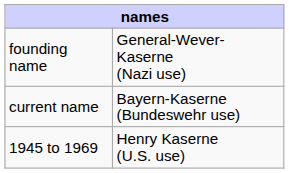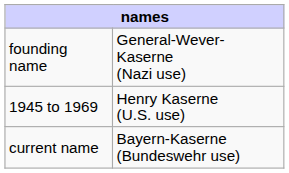rows swapped: (53, 147) <-> (54, 107)
